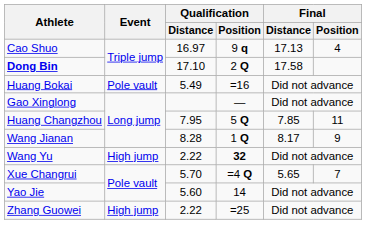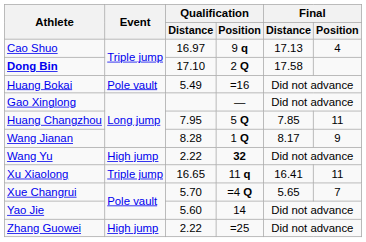+ row: (38, 175)
